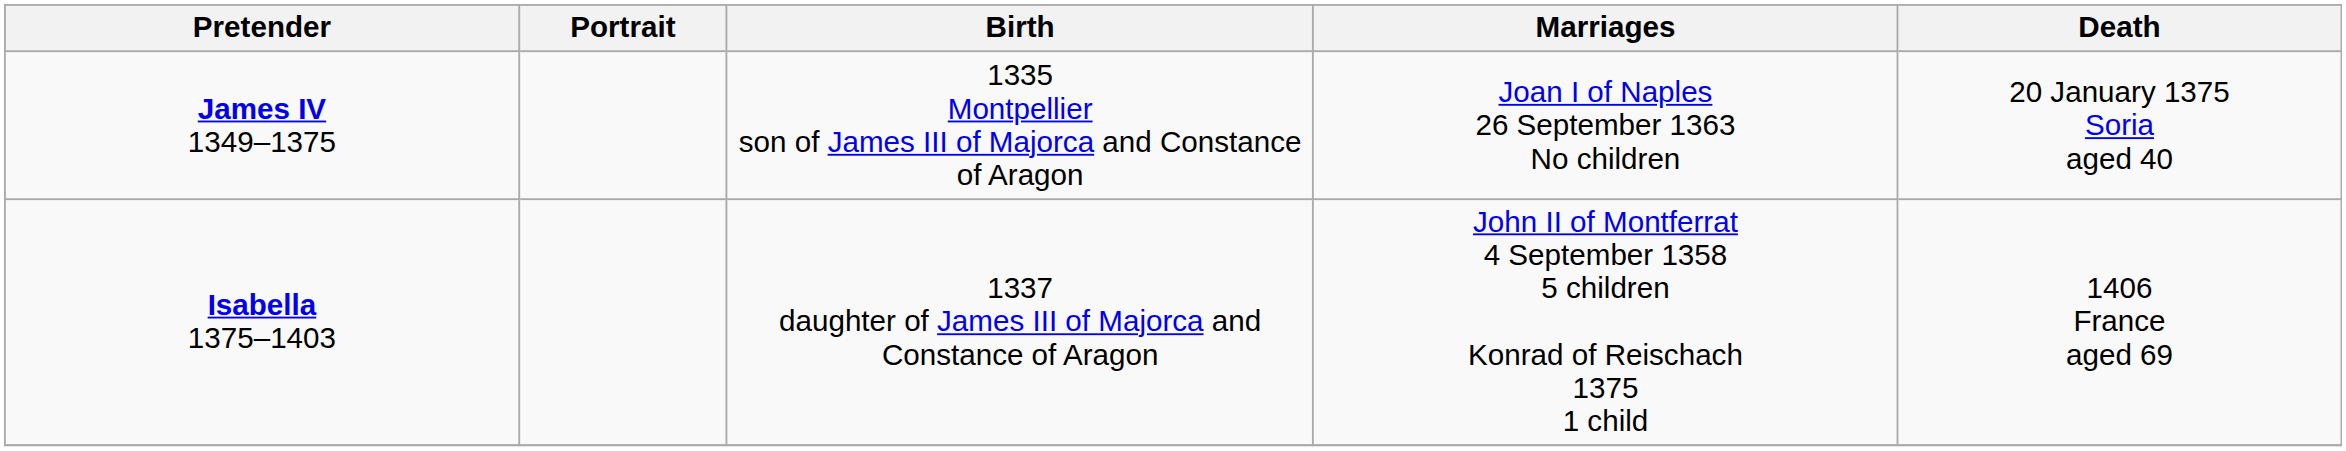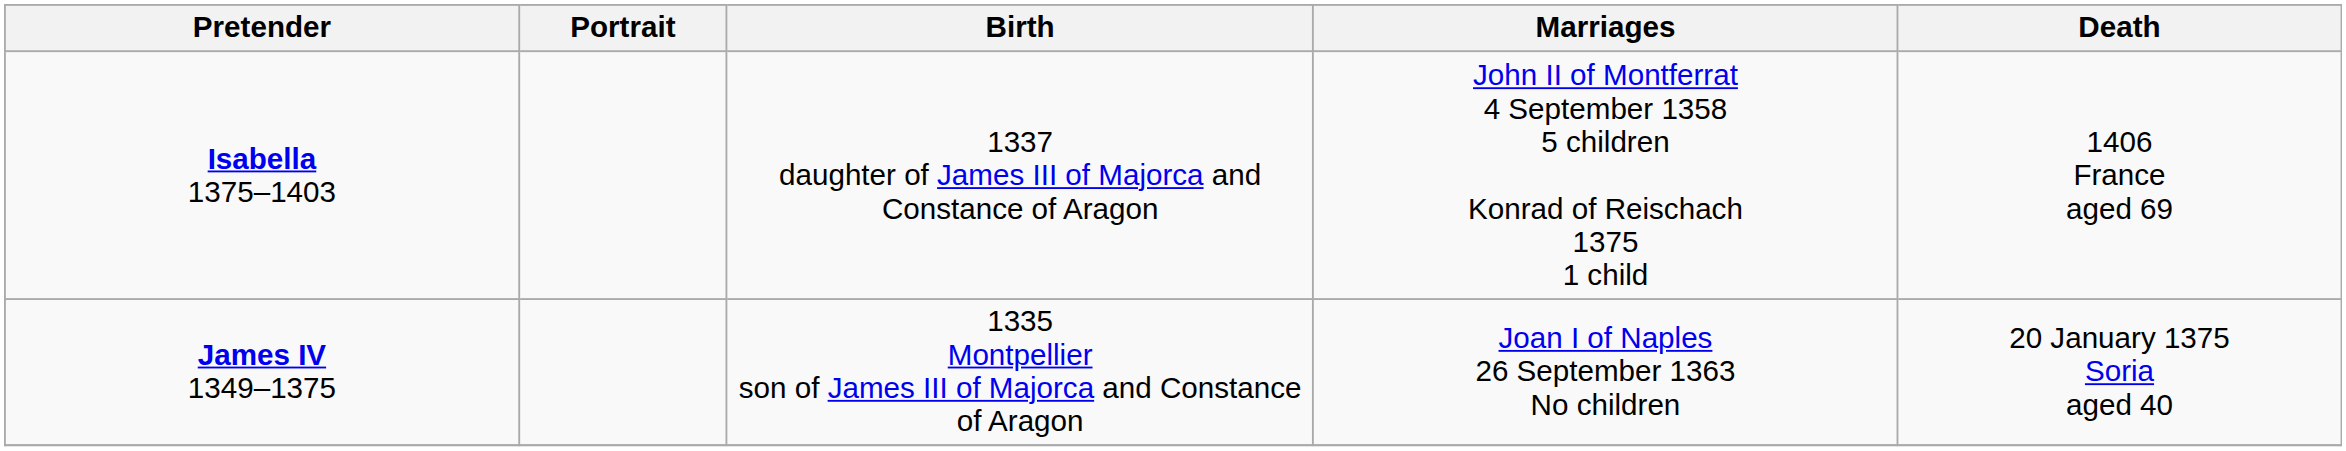rows swapped: (262, 124) <-> (262, 321)
